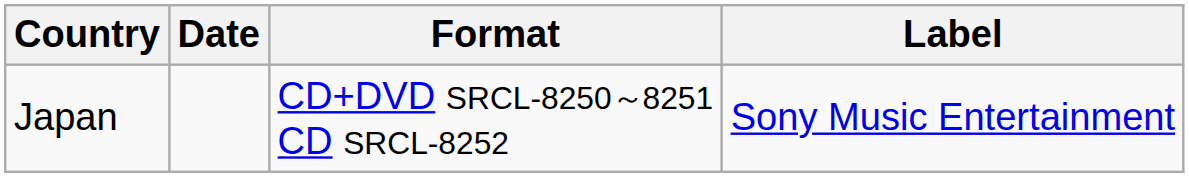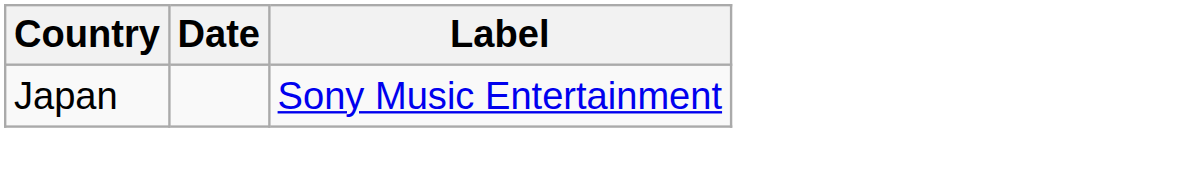- column: (495, 34)
